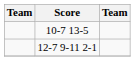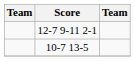rows swapped: (67, 30) <-> (67, 47)
